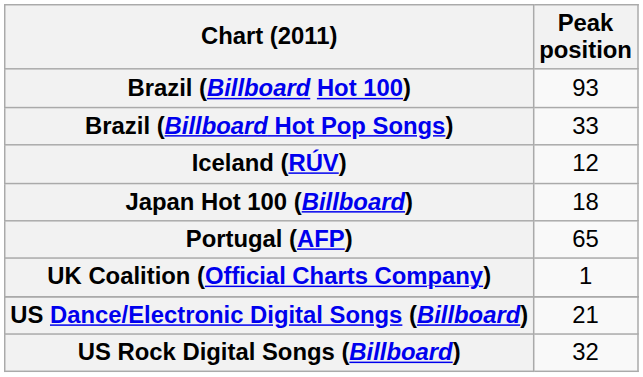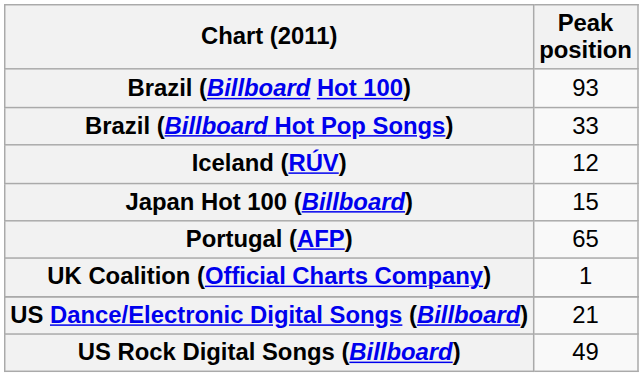(586, 201) 18 -> (586, 201) 15
(586, 352) 32 -> (586, 352) 49
